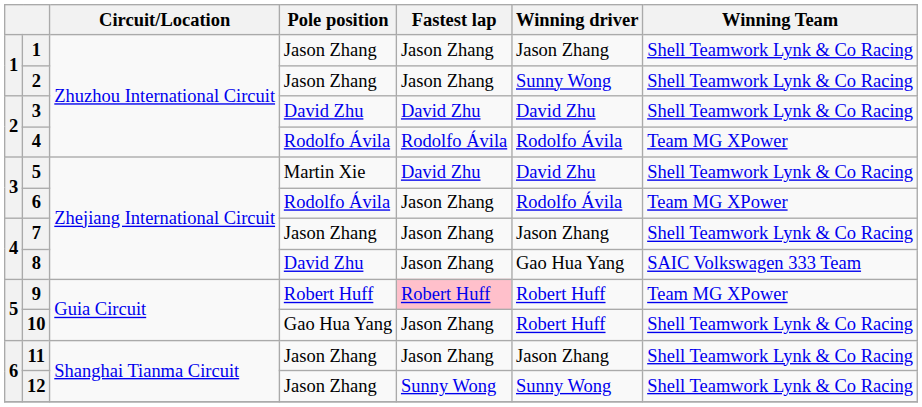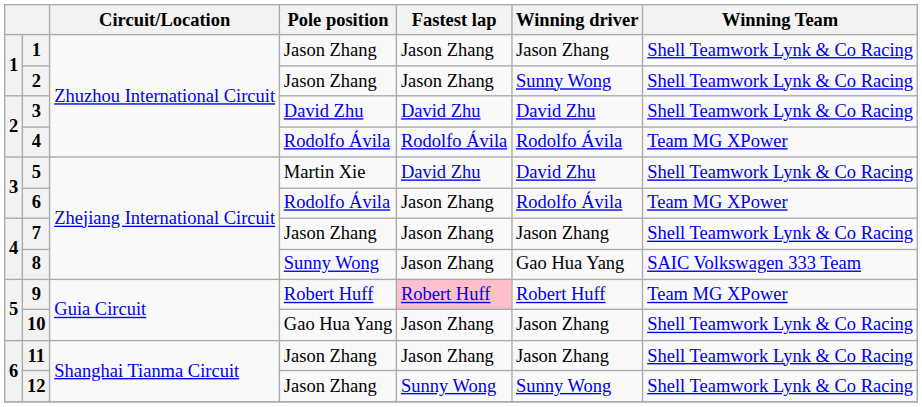(324, 263) David Zhu -> (331, 263) Sunny Wong
(561, 324) Robert Huff -> (562, 324) Jason Zhang
